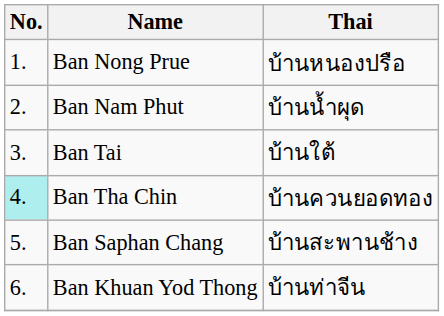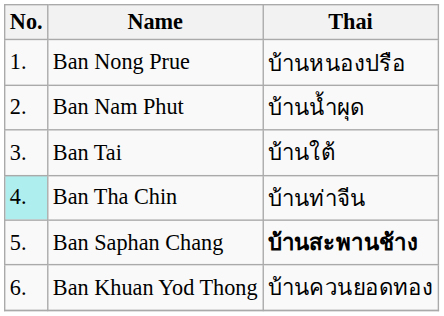(351, 197) บ้านควนยอดทอง -> (316, 197) บ้านท่าจีน
(343, 242) normal -> (343, 242) bold
(316, 287) บ้านท่าจีน -> (351, 287) บ้านควนยอดทอง
